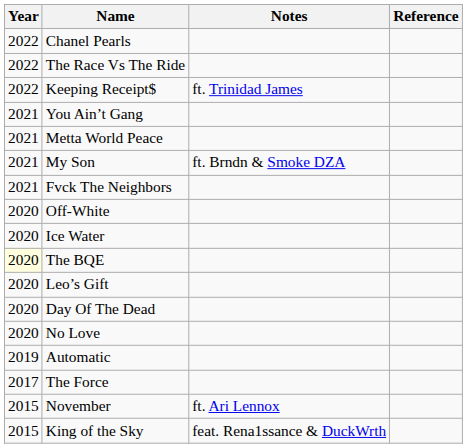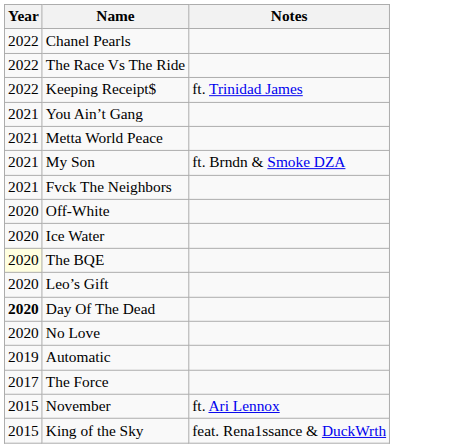- column: (426, 16)
(23, 308) normal -> (23, 308) bold
